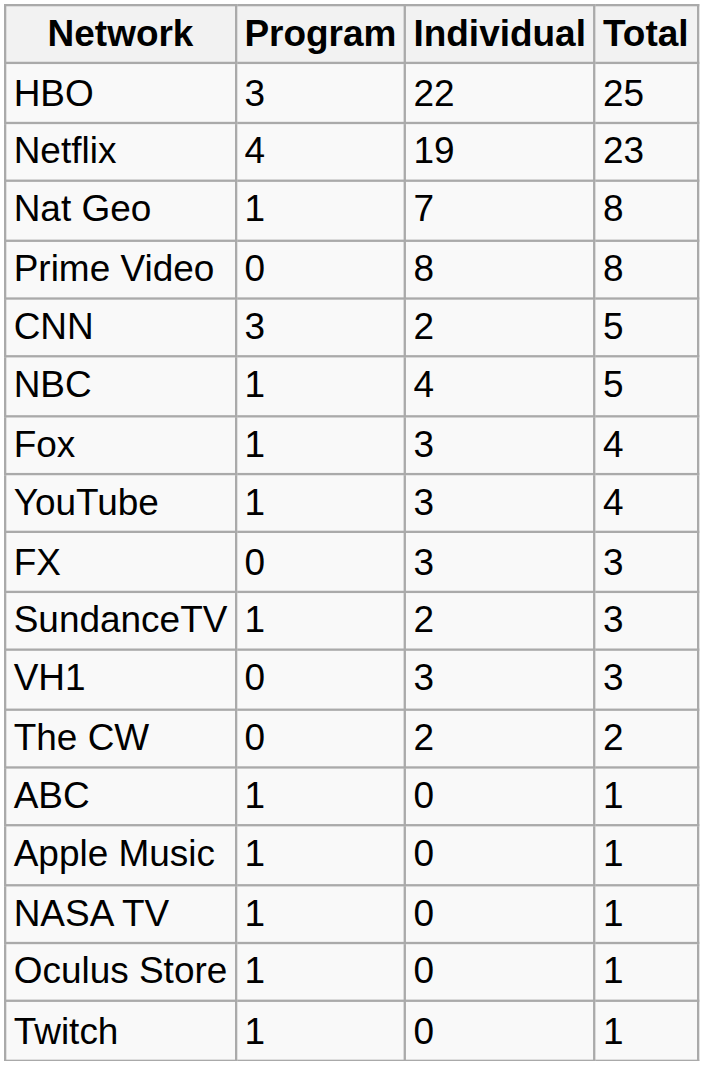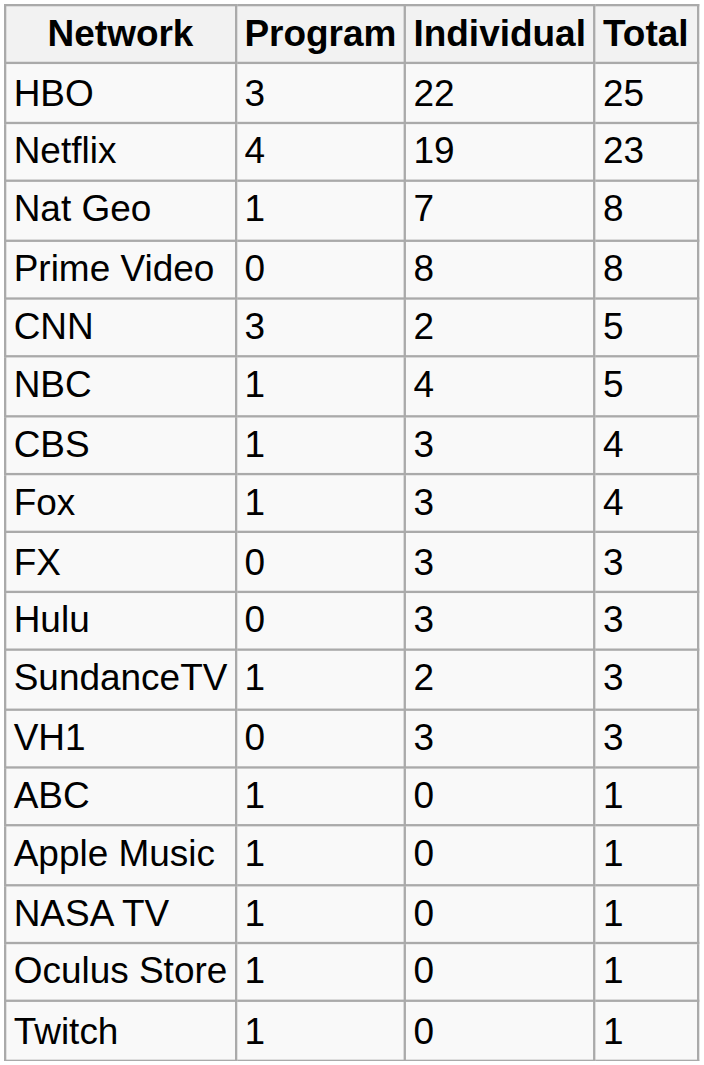+ row: (52, 444)
- row: (86, 502)
+ row: (52, 619)
- row: (81, 737)
